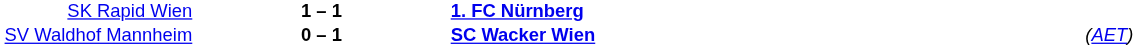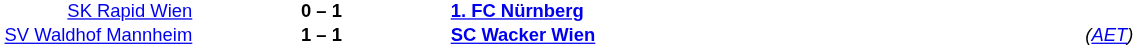(321, 11) 1 – 1 -> (321, 11) 0 – 1
(321, 35) 0 – 1 -> (321, 35) 1 – 1
